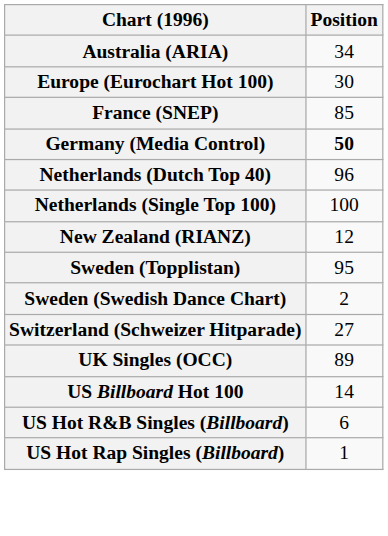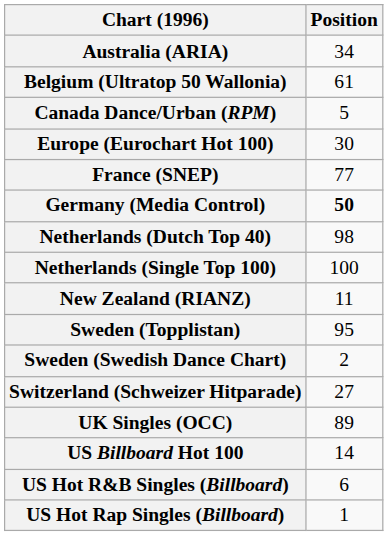+ row: (155, 81)
+ row: (155, 112)
(344, 112) 85 -> (344, 174) 77
(344, 174) 96 -> (344, 236) 98
(344, 236) 12 -> (344, 298) 11
